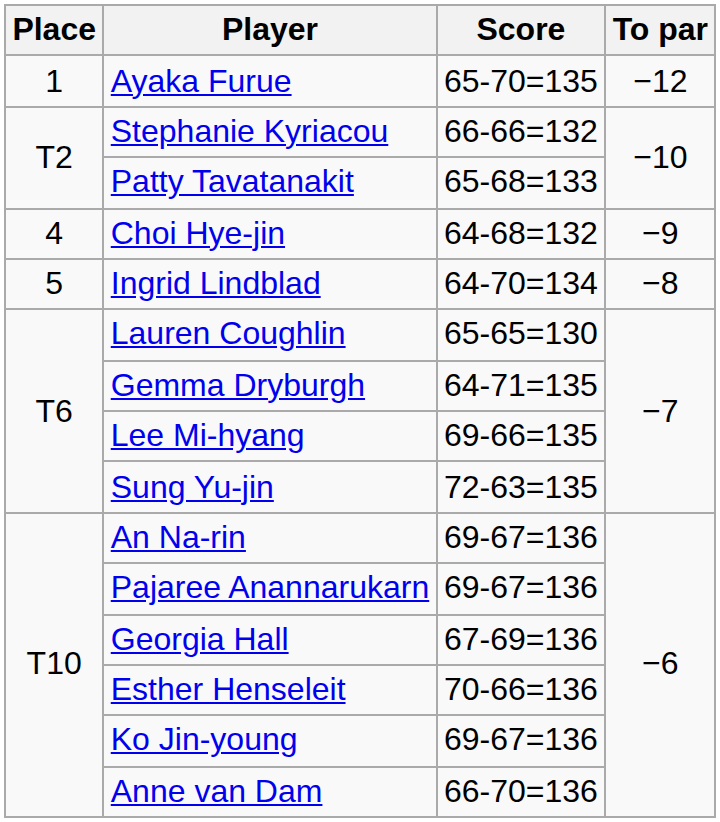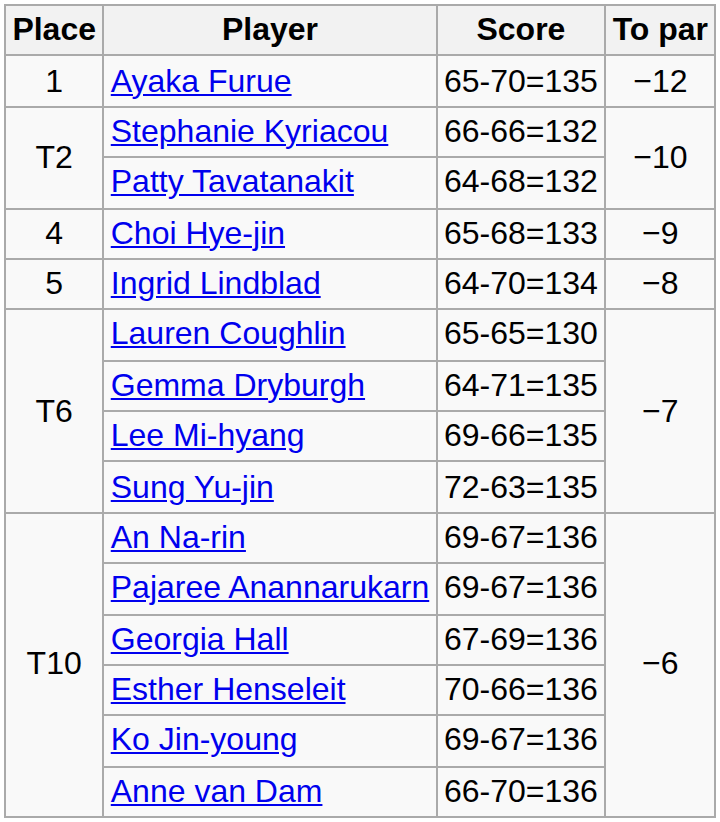(521, 182) 65-68=133 -> (521, 182) 64-68=132
(521, 232) 64-68=132 -> (521, 232) 65-68=133
